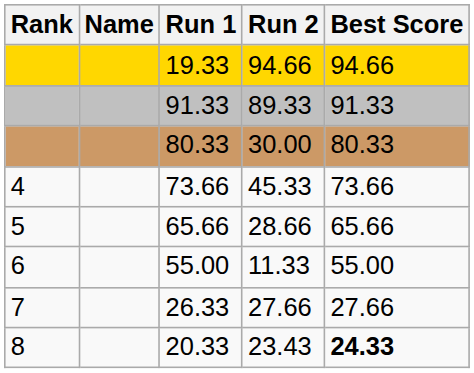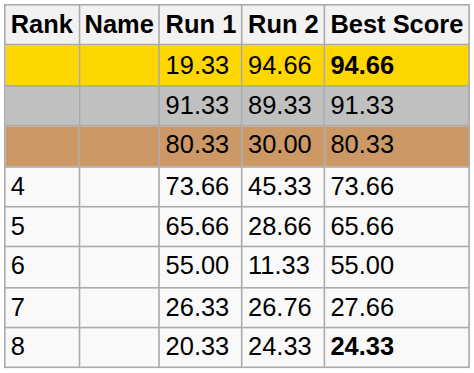(362, 65) normal -> (362, 65) bold
(280, 307) 27.66 -> (280, 307) 26.76
(280, 347) 23.43 -> (280, 347) 24.33
